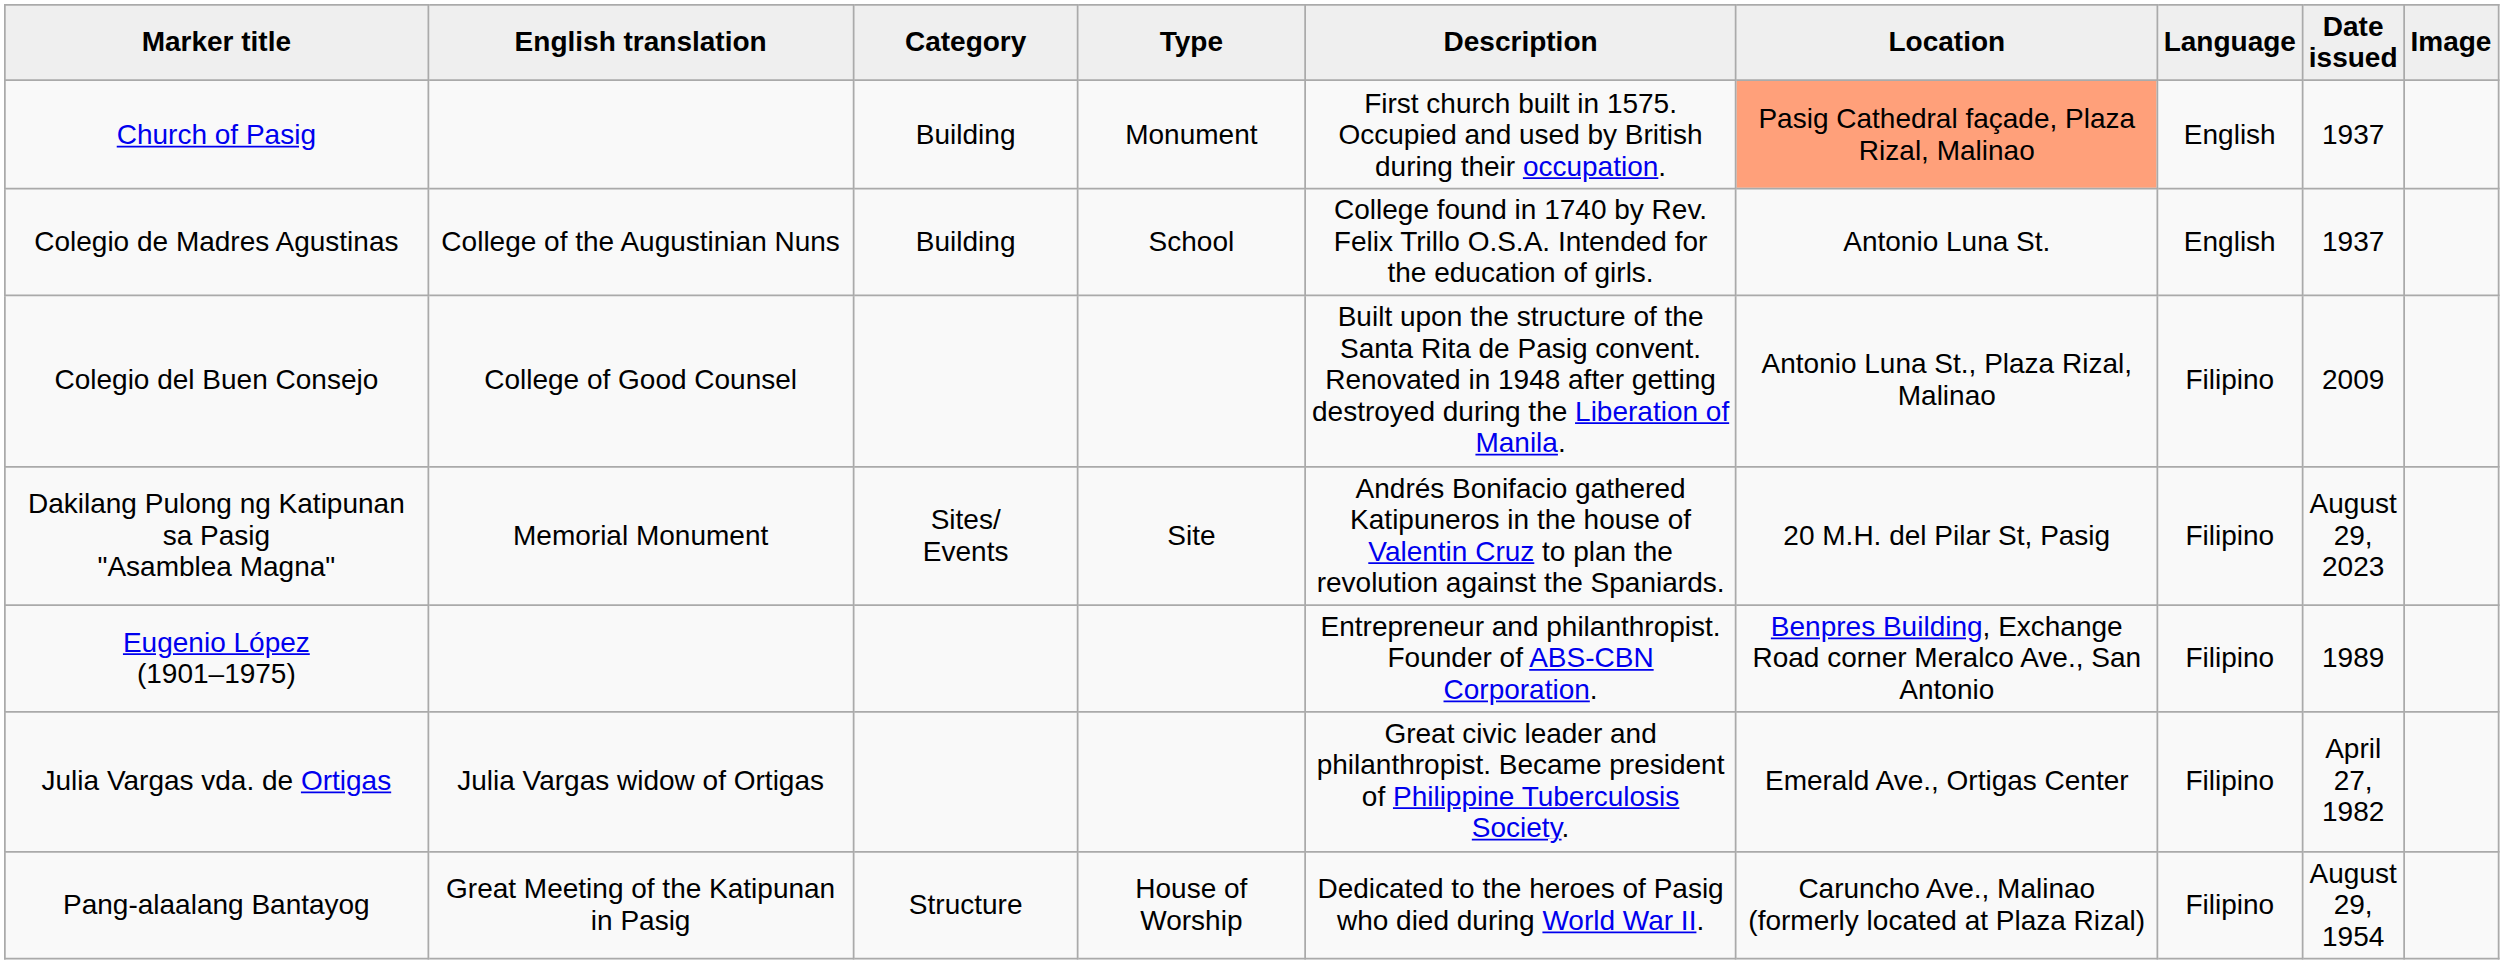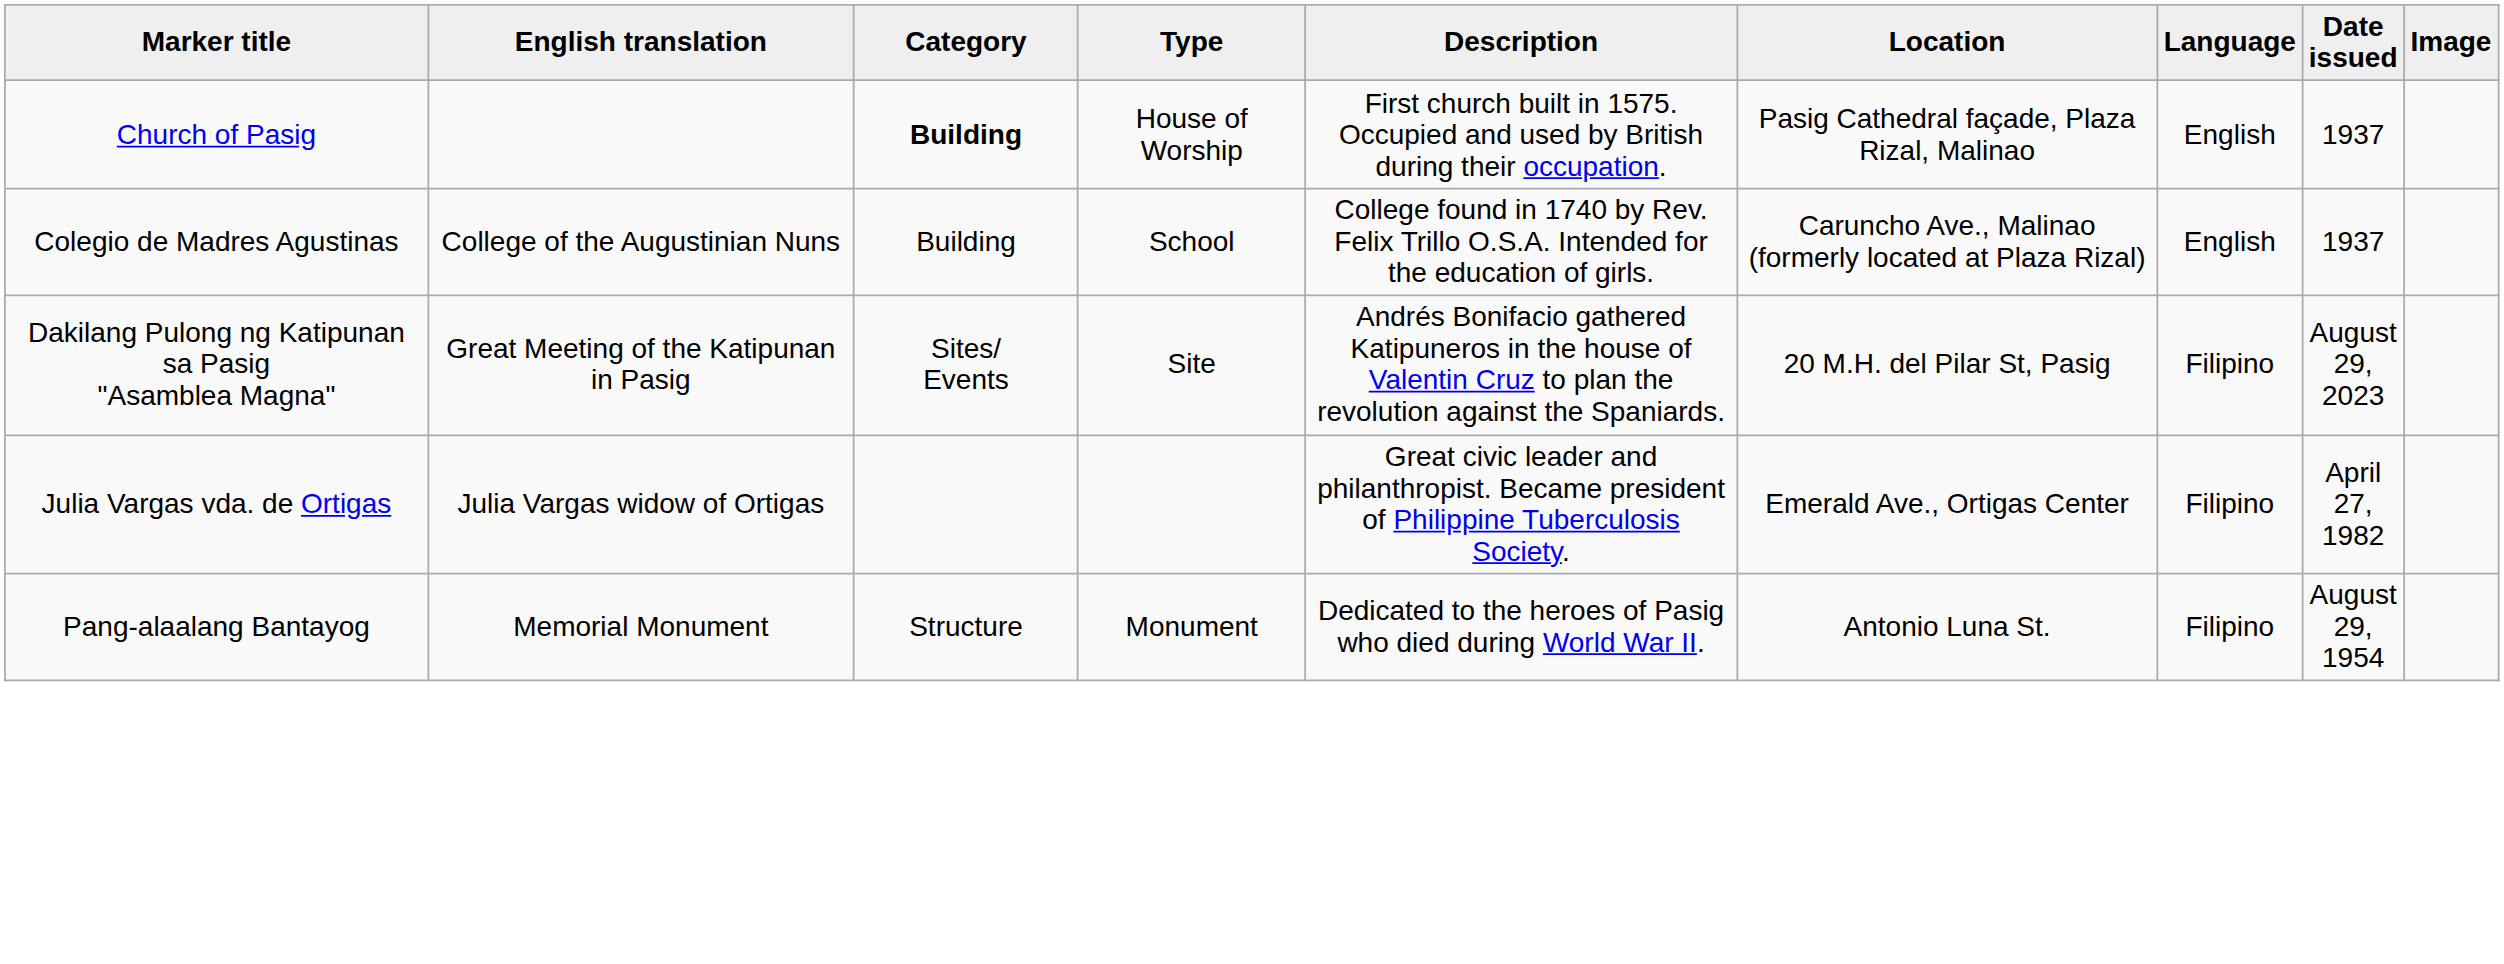(966, 134) normal -> (966, 134) bold
(1191, 134) Monument -> (1192, 134) House of Worship
(1947, 134) lightsalmon background -> (1947, 134) no background
(1947, 241) Antonio Luna St. -> (1947, 241) Caruncho Ave., Malinao (formerly located at Plaza Rizal)
- row: (216, 380)
(641, 535) Memorial Monument -> (641, 364) Great Meeting of the Katipunan in Pasig
- row: (216, 658)
(641, 904) Great Meeting of the Katipunan in Pasig -> (641, 626) Memorial Monument
(1191, 904) House of Worship -> (1192, 626) Monument
(1947, 904) Caruncho Ave., Malinao (formerly located at Plaza Rizal) -> (1947, 626) Antonio Luna St.
